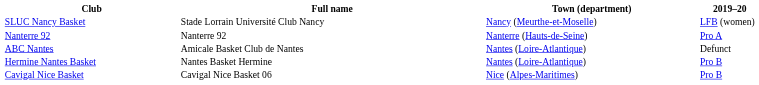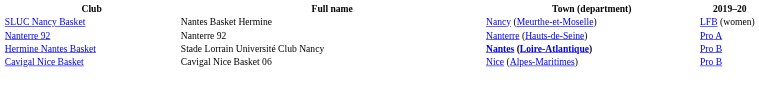(253, 22) Stade Lorrain Université Club Nancy -> (226, 22) Nantes Basket Hermine
- row: (29, 49)
(226, 62) Nantes Basket Hermine -> (253, 49) Stade Lorrain Université Club Nancy
(536, 62) normal -> (539, 49) bold
